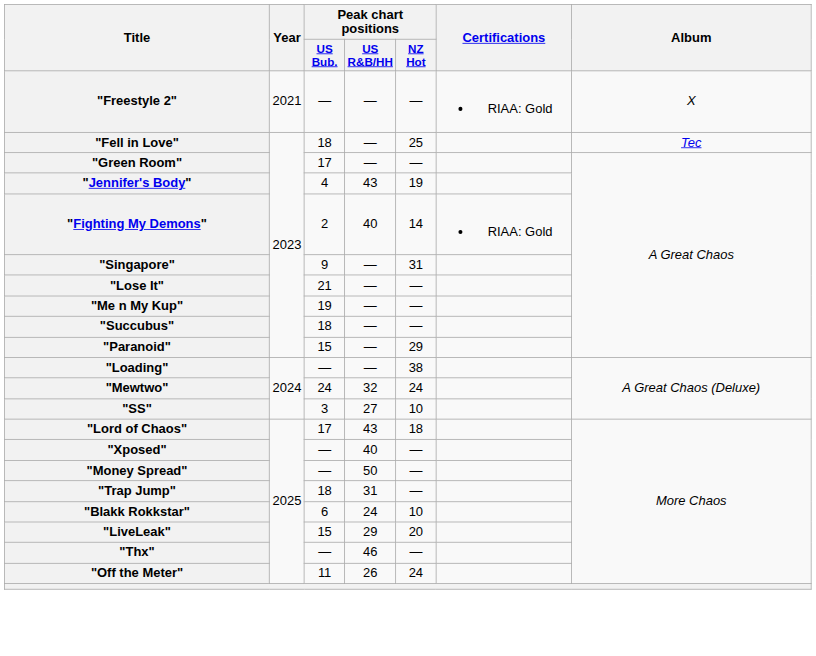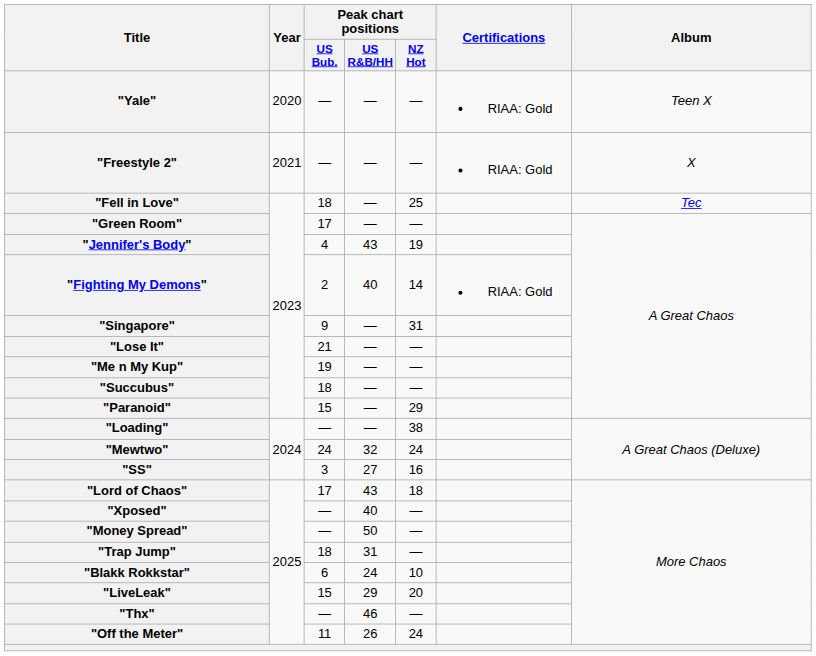+ row: (137, 101)
(416, 408) 10 -> (416, 469) 16
